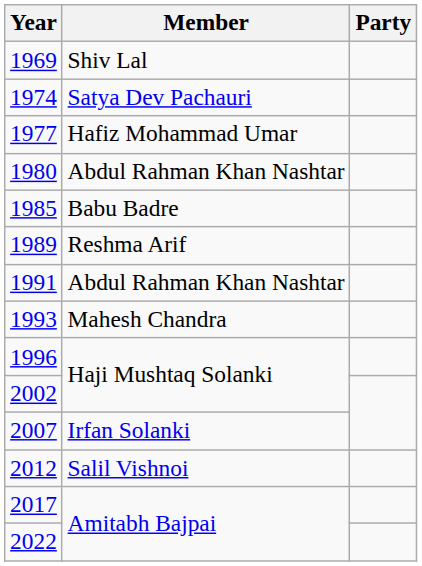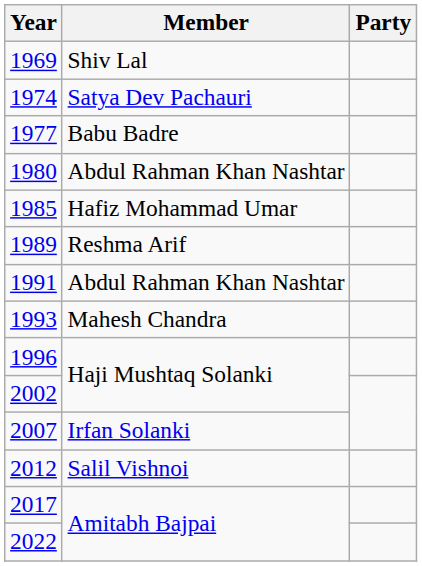(182, 134) Hafiz Mohammad Umar -> (123, 134) Babu Badre
(123, 208) Babu Badre -> (182, 208) Hafiz Mohammad Umar
